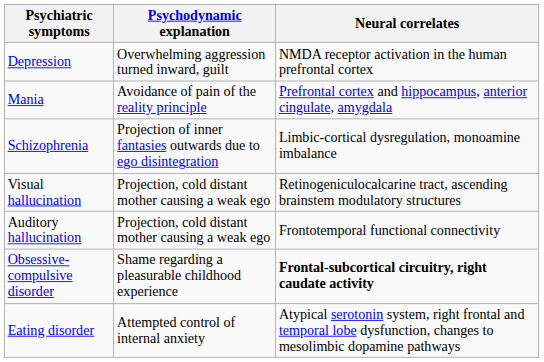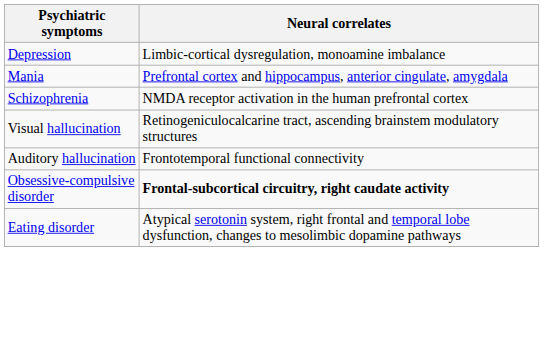- column: (195, 23)
(393, 61) NMDA receptor activation in the human prefrontal cortex -> (294, 53) Limbic-cortical dysregulation, monoamine imbalance
(399, 146) Limbic-cortical dysregulation, monoamine imbalance -> (305, 98) NMDA receptor activation in the human prefrontal cortex
